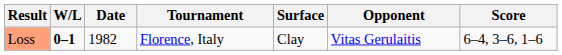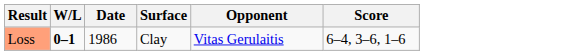- column: (205, 15)
(103, 38) 1982 -> (103, 38) 1986
